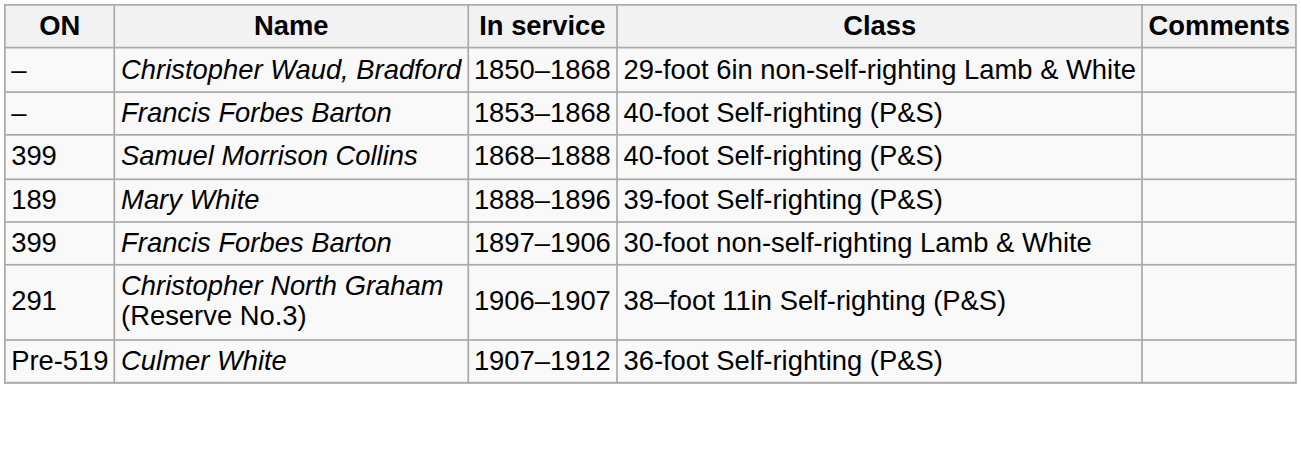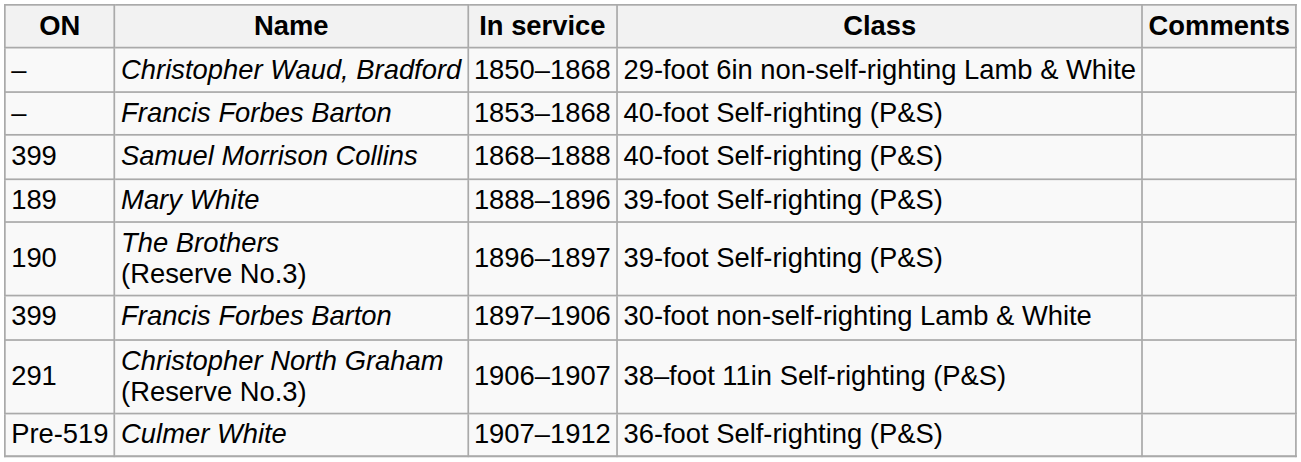+ row: (542, 258)
